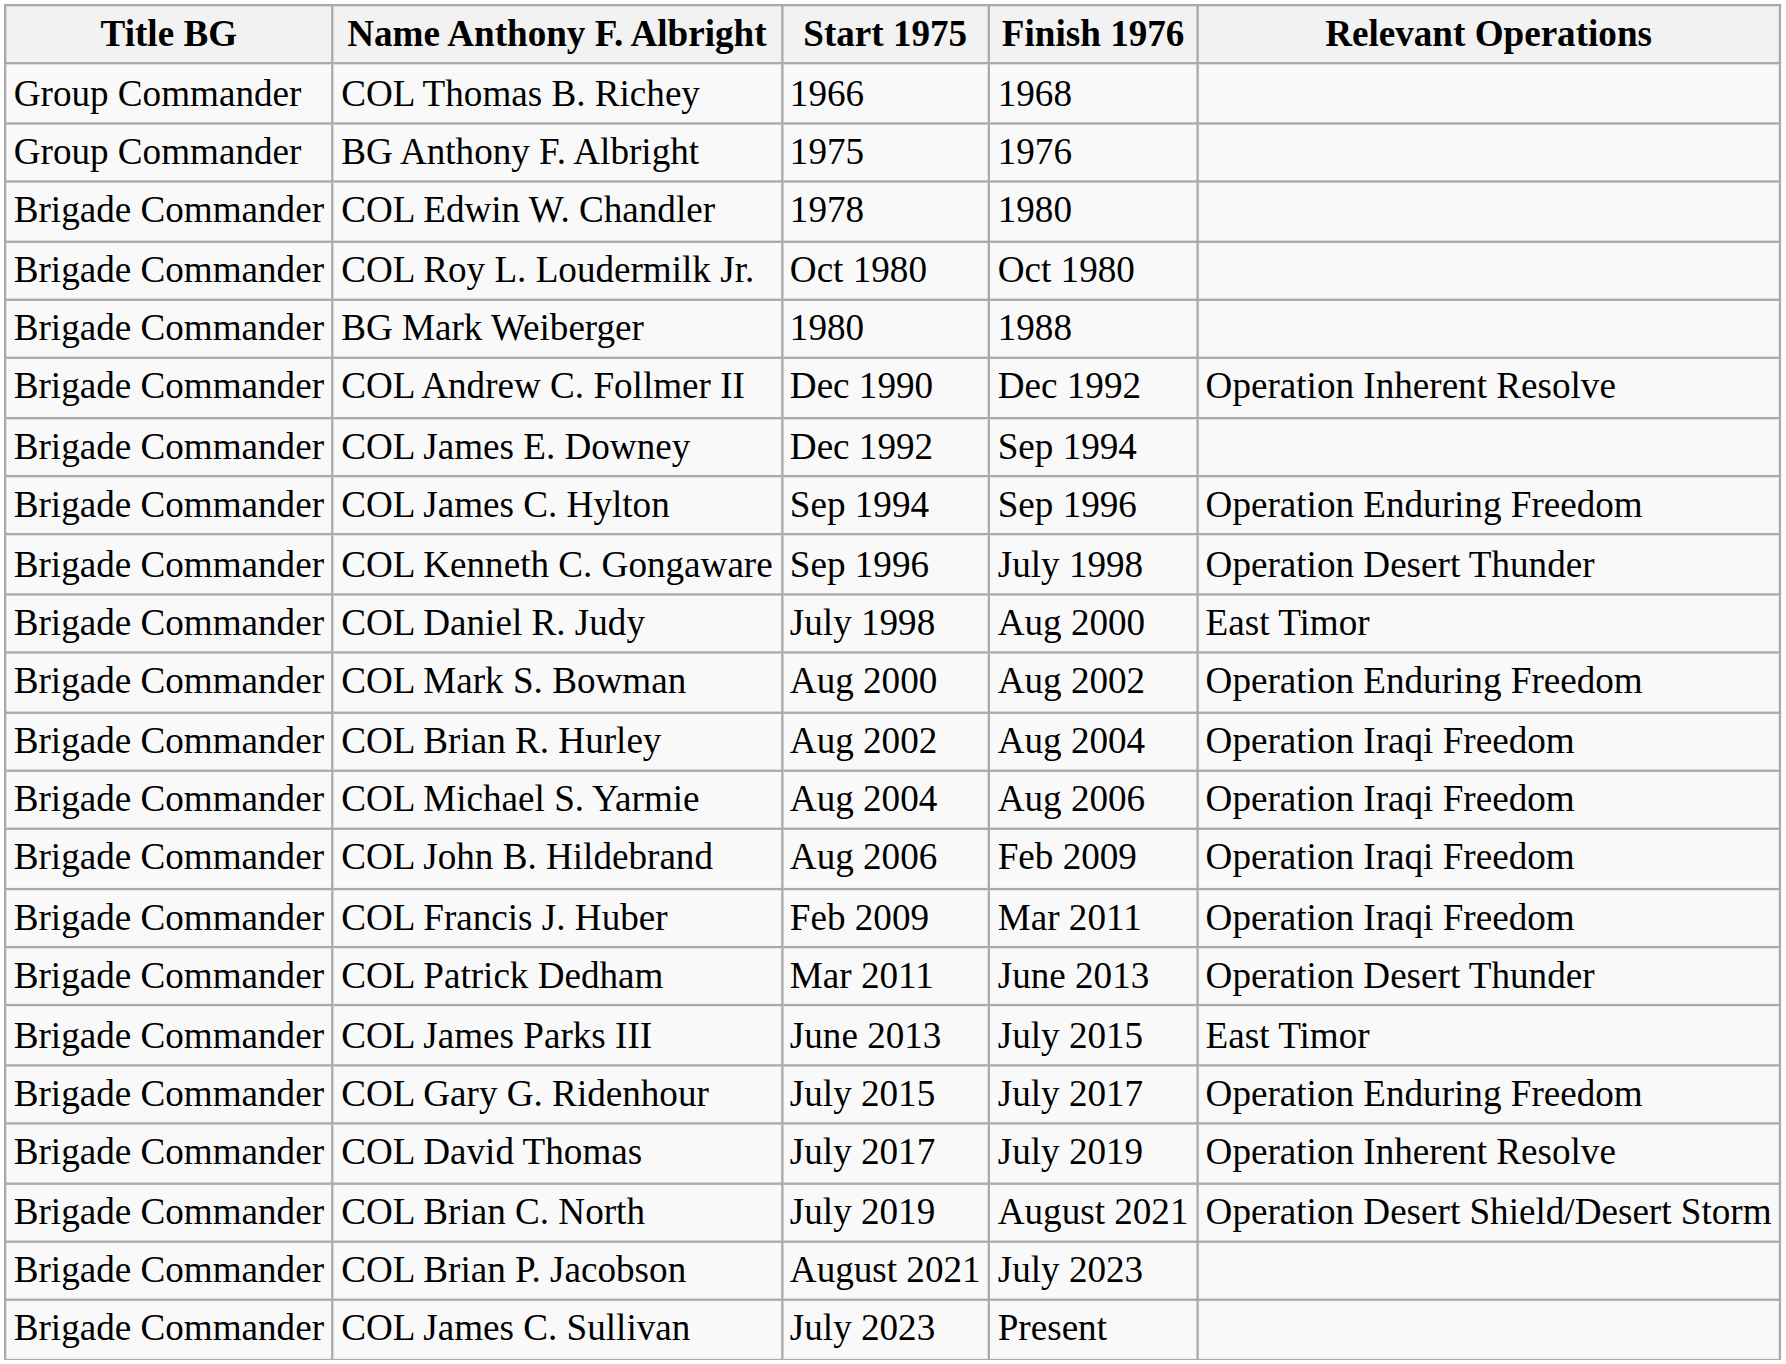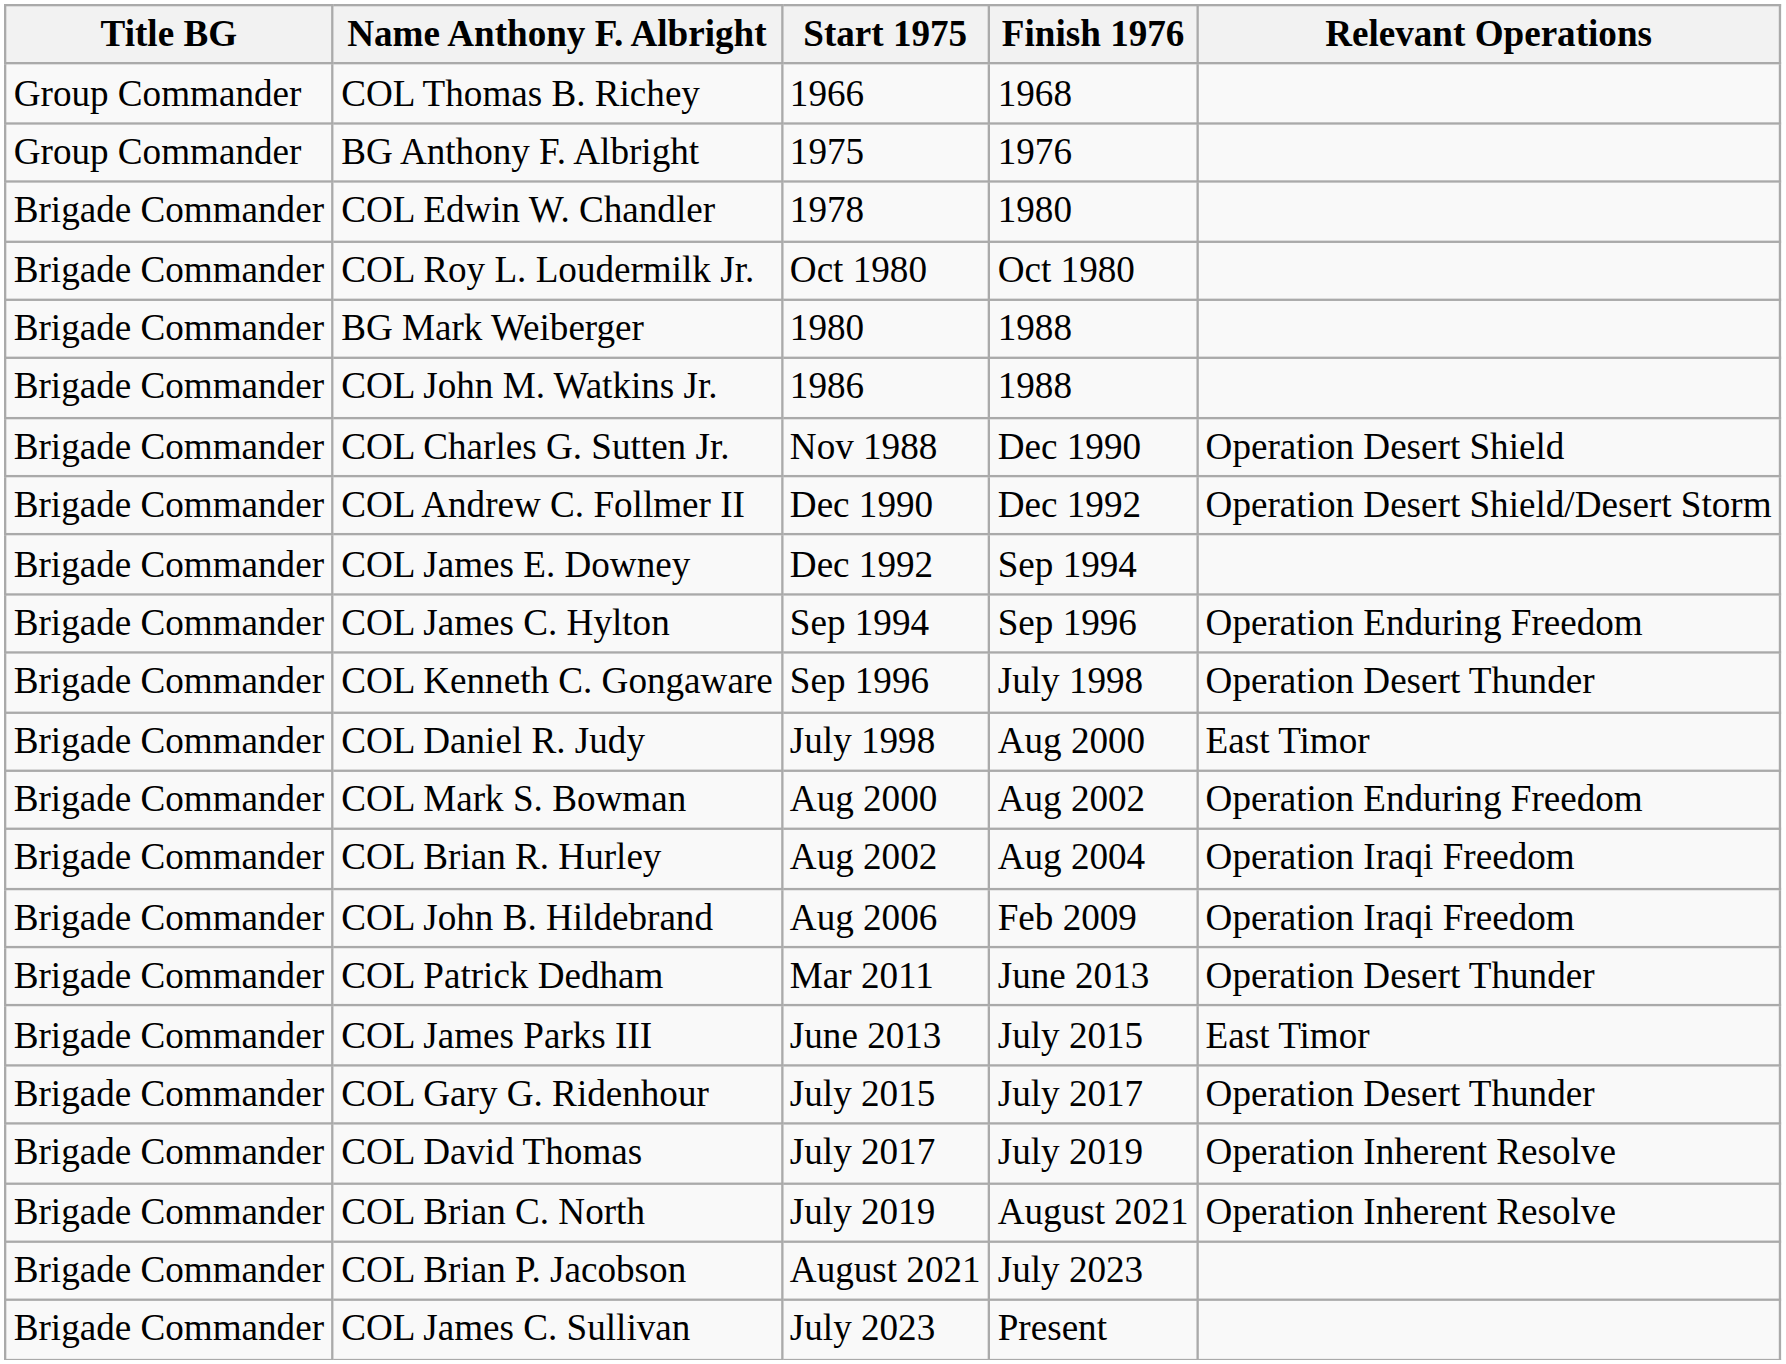+ row: (529, 387)
+ row: (535, 446)
(1411, 387) Operation Inherent Resolve -> (1489, 504) Operation Desert Shield/Desert Storm
- row: (520, 799)
- row: (504, 916)
(1424, 1093) Operation Enduring Freedom -> (1400, 1093) Operation Desert Thunder
(1489, 1211) Operation Desert Shield/Desert Storm -> (1411, 1211) Operation Inherent Resolve
